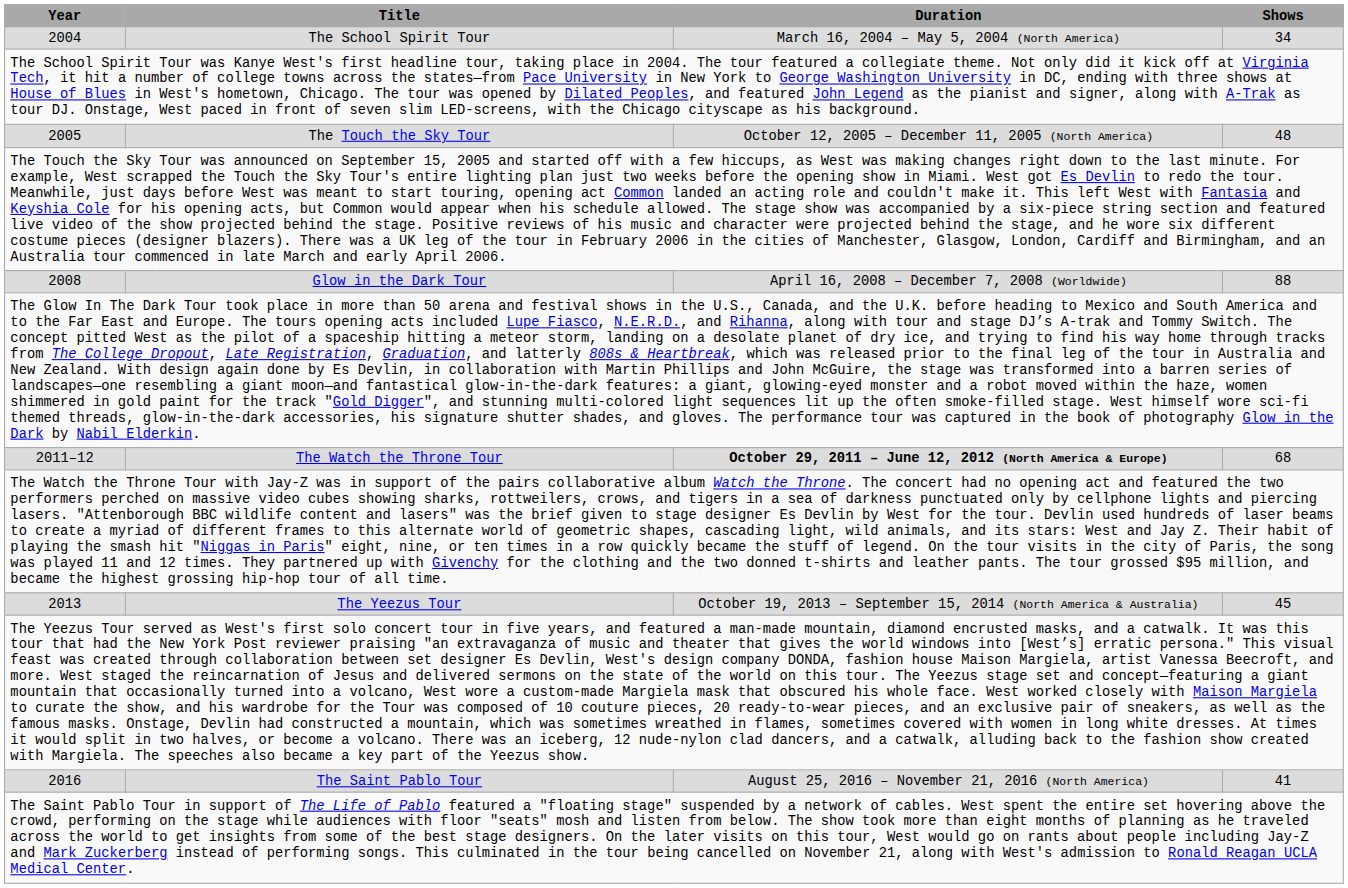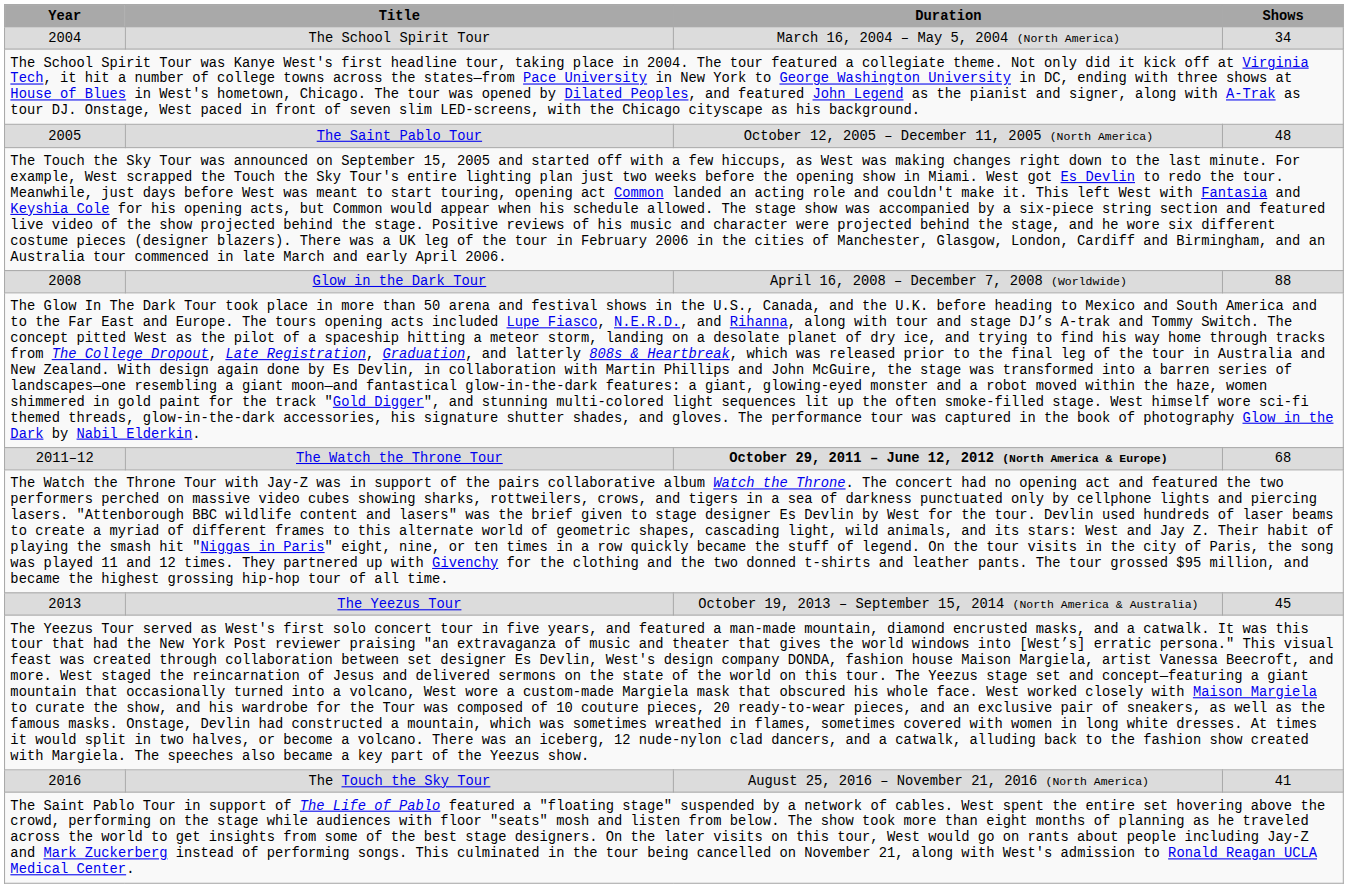(399, 136) The Touch the Sky Tour -> (399, 136) The Saint Pablo Tour
(399, 781) The Saint Pablo Tour -> (399, 781) The Touch the Sky Tour
